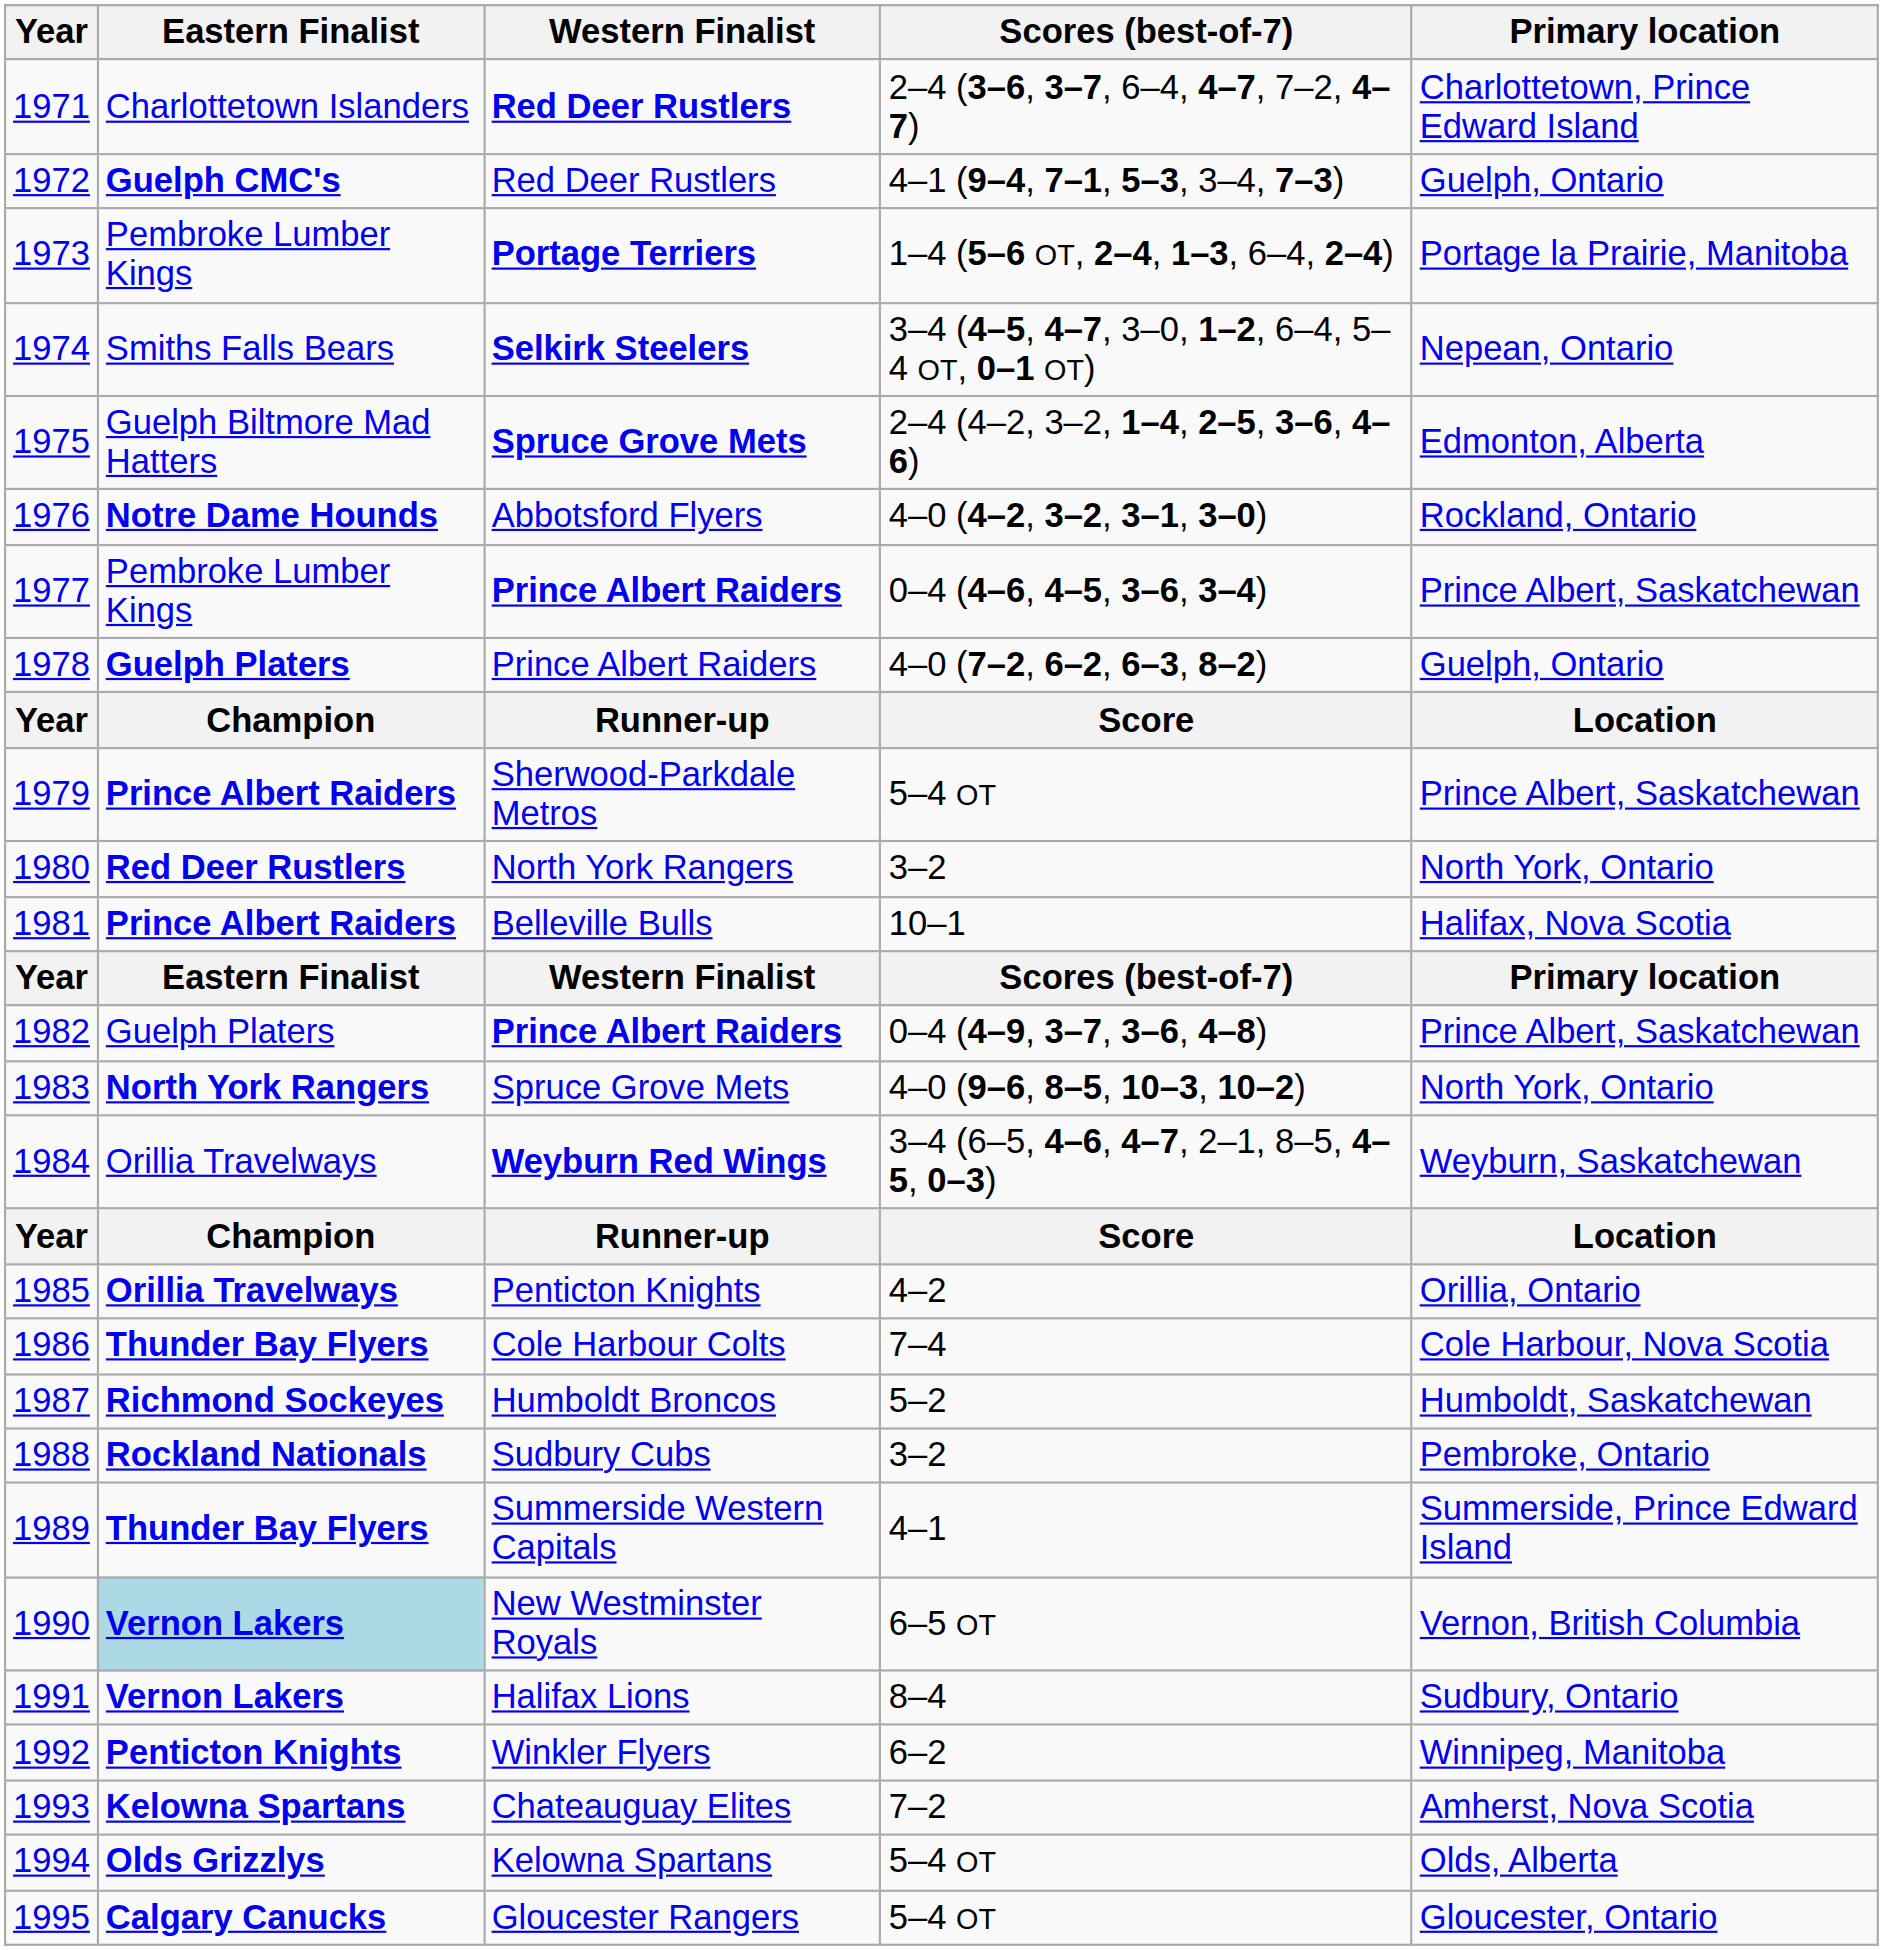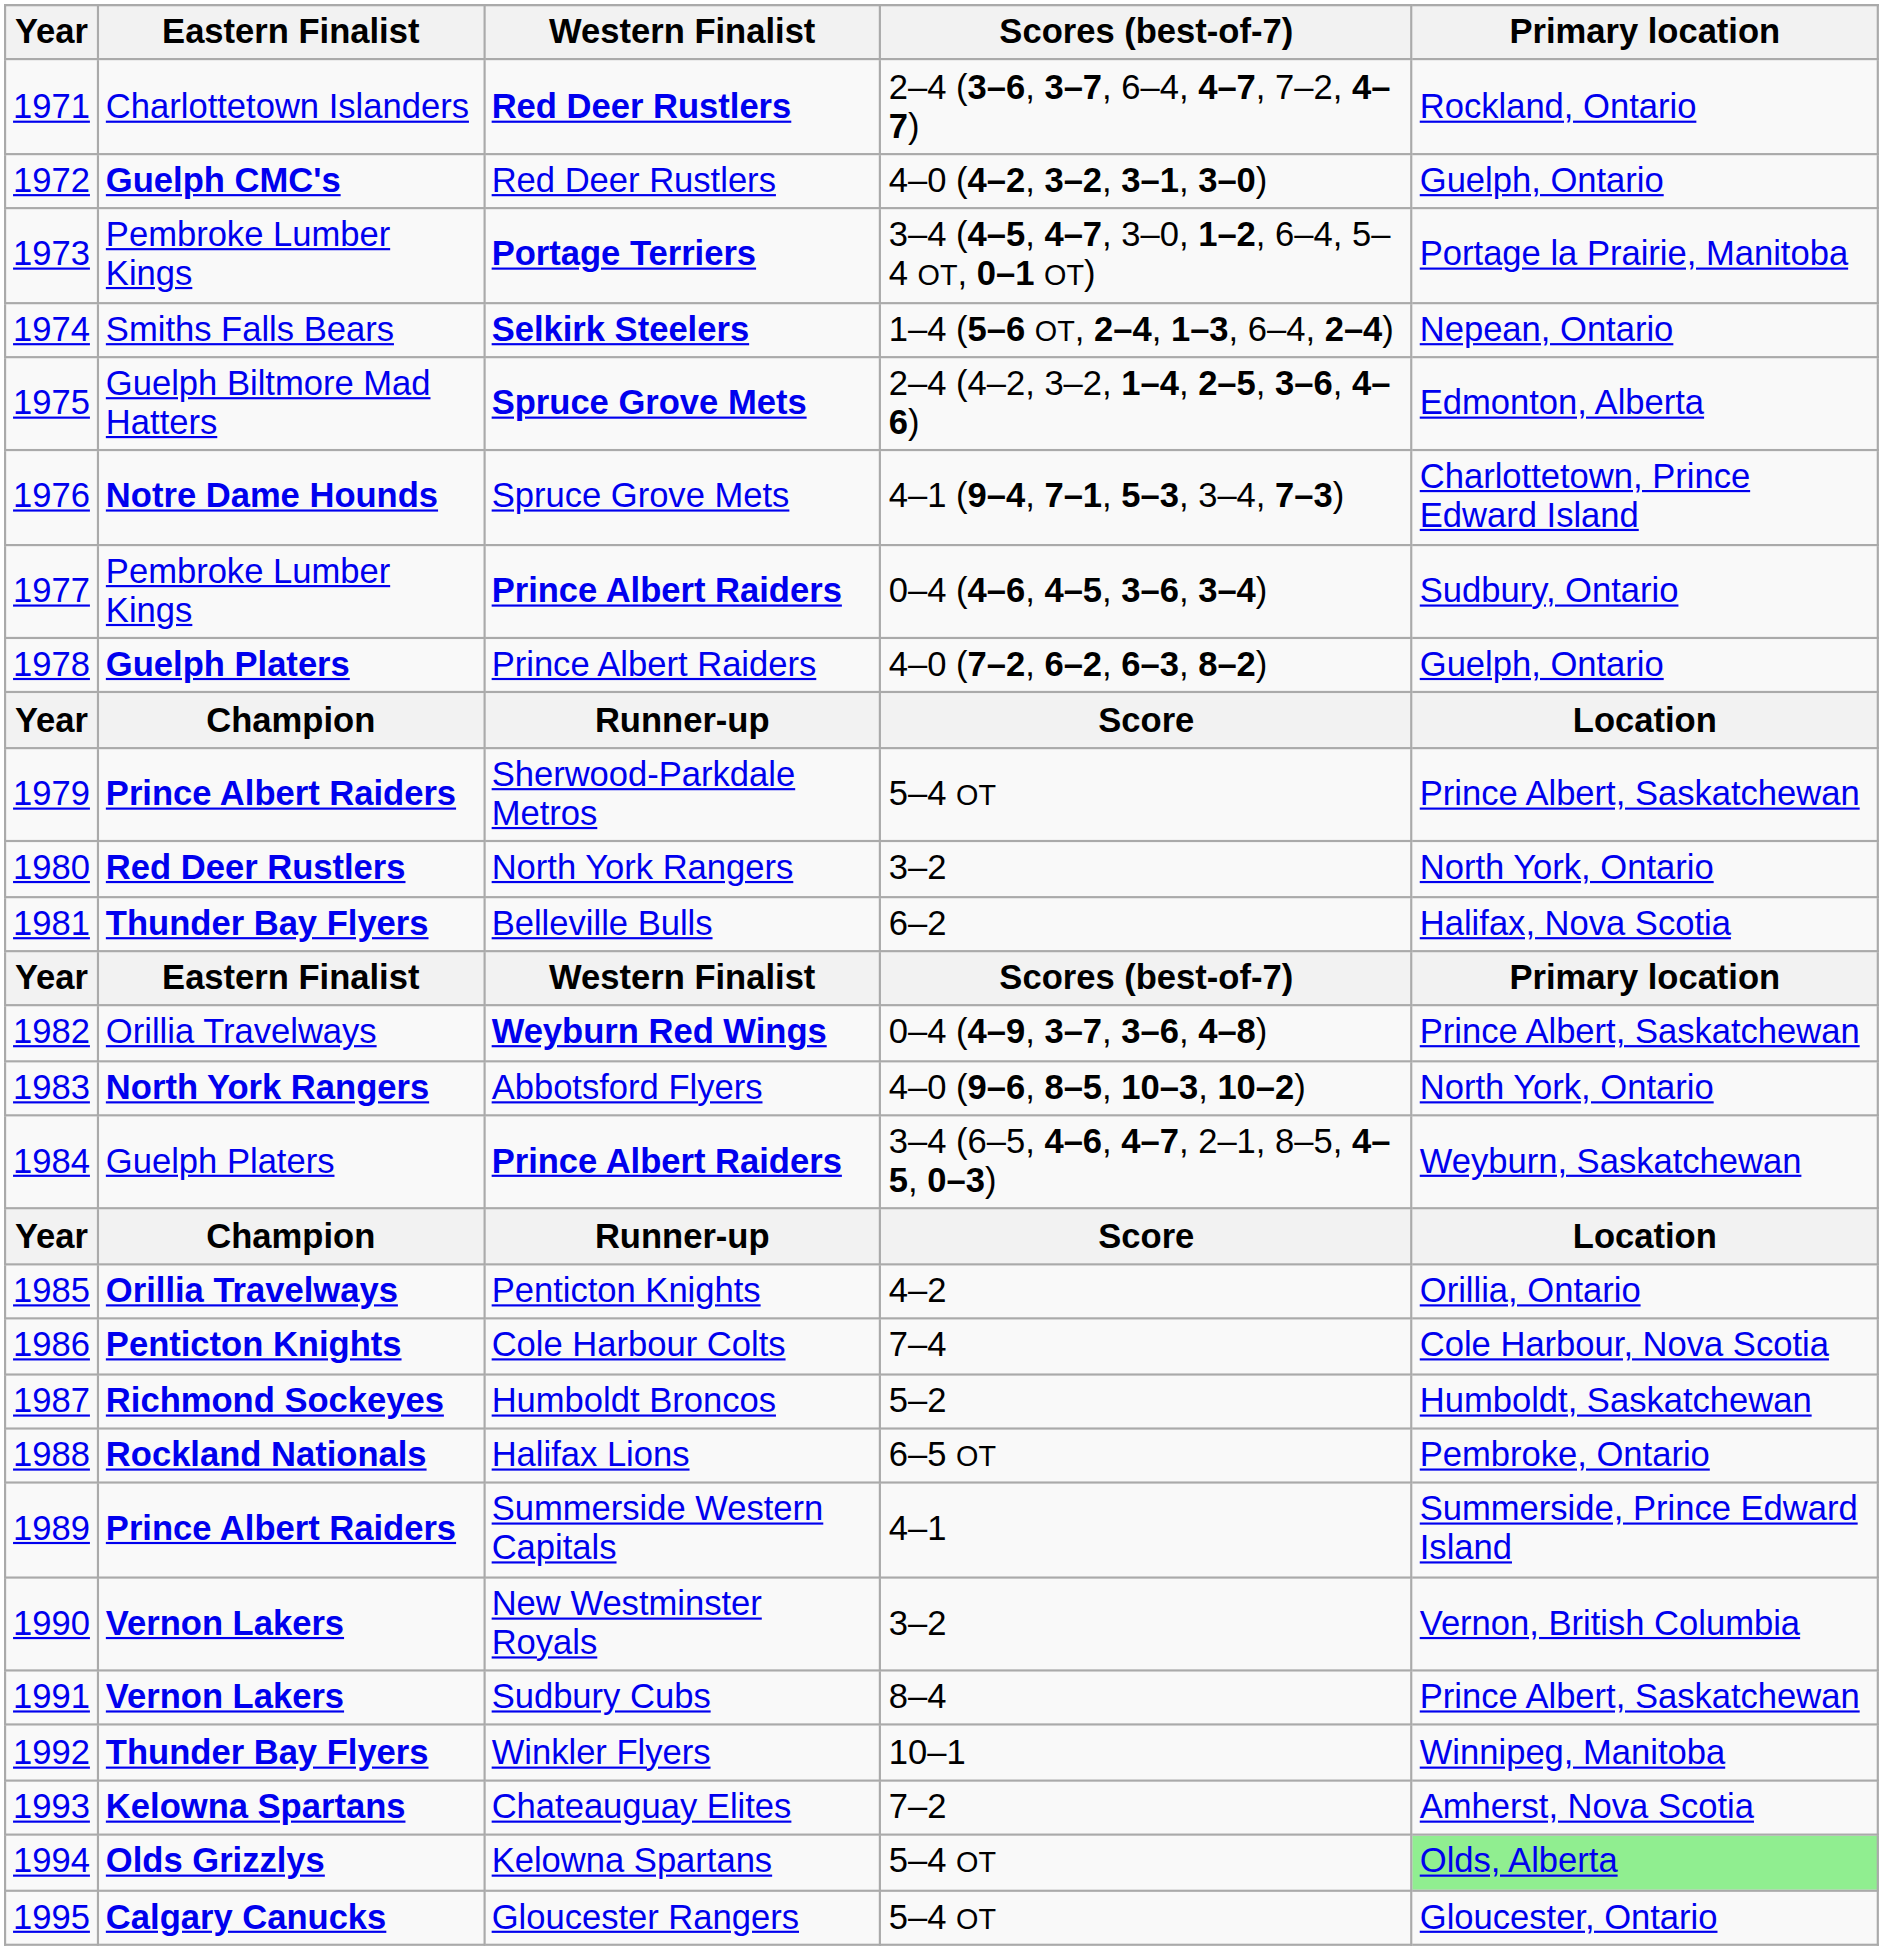(1585, 106) Charlottetown, Prince Edward Island -> (1558, 106) Rockland, Ontario
(1117, 180) 4–1 (9–4, 7–1, 5–3, 3–4, 7–3) -> (1078, 180) 4–0 (4–2, 3–2, 3–1, 3–0)
(1141, 254) 1–4 (5–6 OT, 2–4, 1–3, 6–4, 2–4) -> (1140, 254) 3–4 (4–5, 4–7, 3–0, 1–2, 6–4, 5–4 OT, 0–1 OT)
(1140, 348) 3–4 (4–5, 4–7, 3–0, 1–2, 6–4, 5–4 OT, 0–1 OT) -> (1141, 328) 1–4 (5–6 OT, 2–4, 1–3, 6–4, 2–4)
(627, 516) Abbotsford Flyers -> (641, 496) Spruce Grove Mets
(1078, 516) 4–0 (4–2, 3–2, 3–1, 3–0) -> (1117, 496) 4–1 (9–4, 7–1, 5–3, 3–4, 7–3)
(1558, 516) Rockland, Ontario -> (1585, 496) Charlottetown, Prince Edward Island
(1640, 590) Prince Albert, Saskatchewan -> (1549, 590) Sudbury, Ontario
(281, 922) Prince Albert Raiders -> (267, 922) Thunder Bay Flyers
(927, 922) 10–1 -> (918, 922) 6–2
(220, 1032) Guelph Platers -> (241, 1032) Orillia Travelways
(667, 1032) Prince Albert Raiders -> (659, 1032) Weyburn Red Wings
(641, 1087) Spruce Grove Mets -> (627, 1087) Abbotsford Flyers
(241, 1161) Orillia Travelways -> (220, 1161) Guelph Platers
(659, 1161) Weyburn Red Wings -> (667, 1161) Prince Albert Raiders
(267, 1345) Thunder Bay Flyers -> (254, 1345) Penticton Knights
(601, 1455) Sudbury Cubs -> (591, 1455) Halifax Lions
(918, 1455) 3–2 -> (942, 1455) 6–5 OT
(267, 1529) Thunder Bay Flyers -> (281, 1529) Prince Albert Raiders
(225, 1623) lightblue background -> (225, 1623) no background
(942, 1623) 6–5 OT -> (918, 1623) 3–2
(591, 1697) Halifax Lions -> (601, 1697) Sudbury Cubs
(1549, 1697) Sudbury, Ontario -> (1640, 1697) Prince Albert, Saskatchewan
(254, 1752) Penticton Knights -> (267, 1752) Thunder Bay Flyers
(918, 1752) 6–2 -> (927, 1752) 10–1
(1519, 1861) no background -> (1519, 1861) lightgreen background
